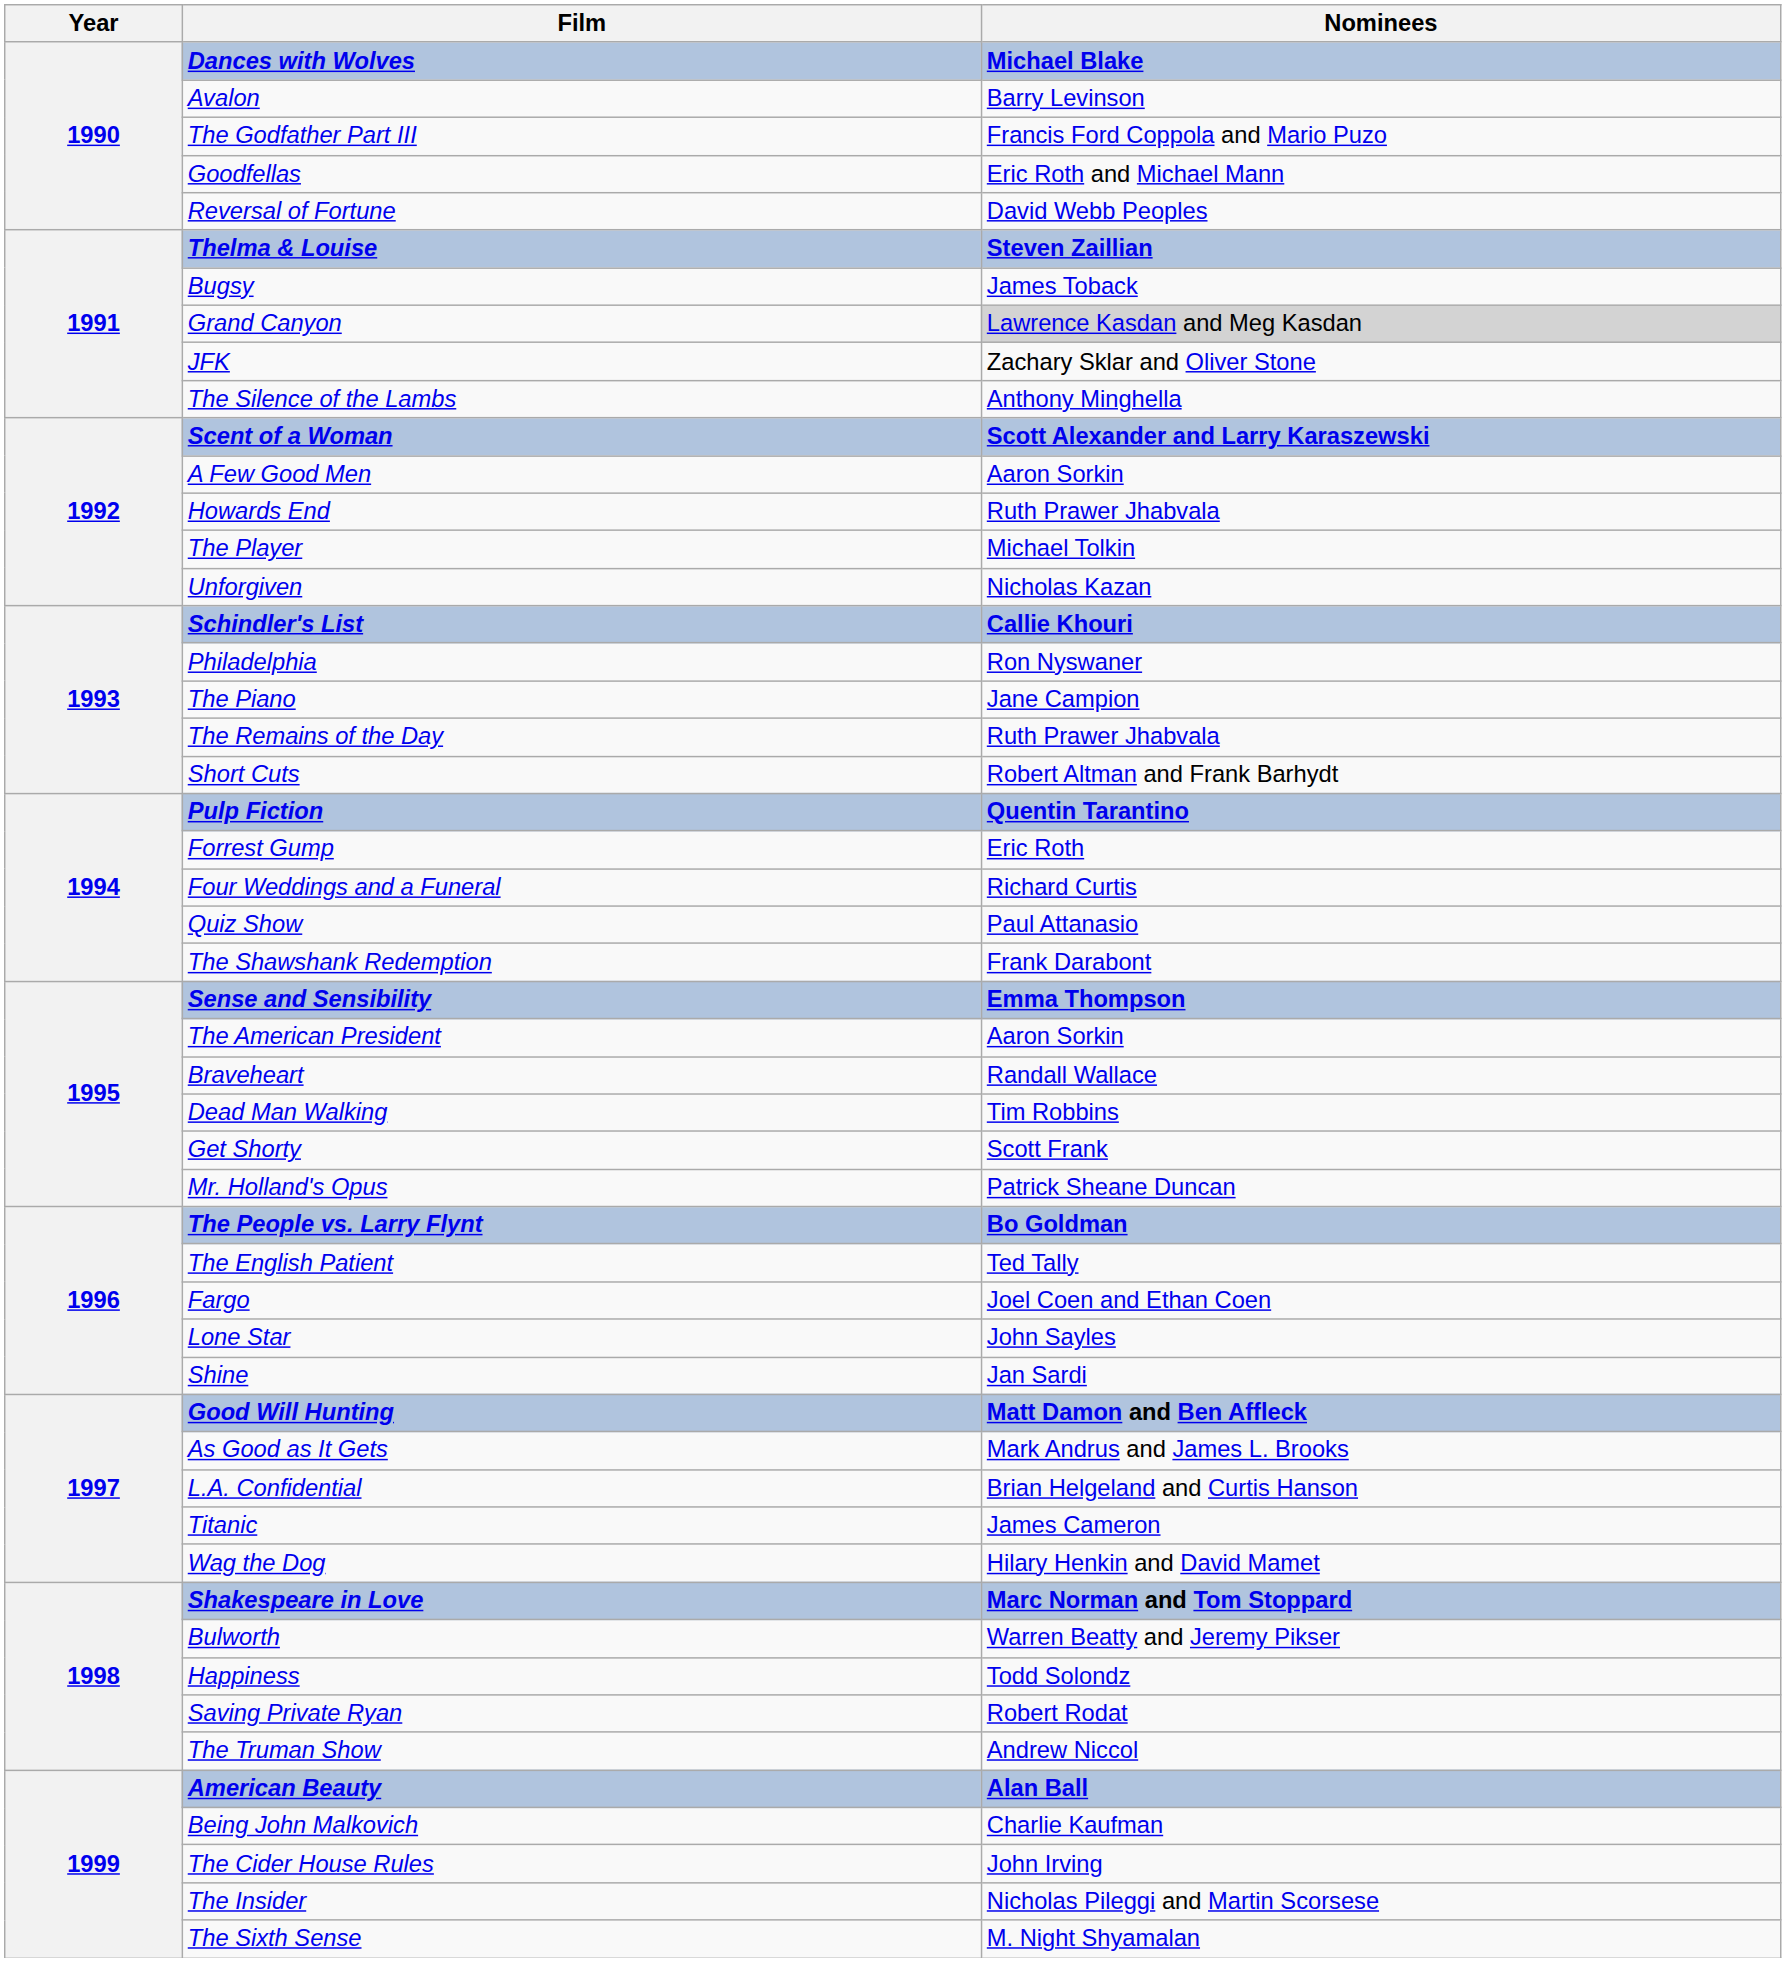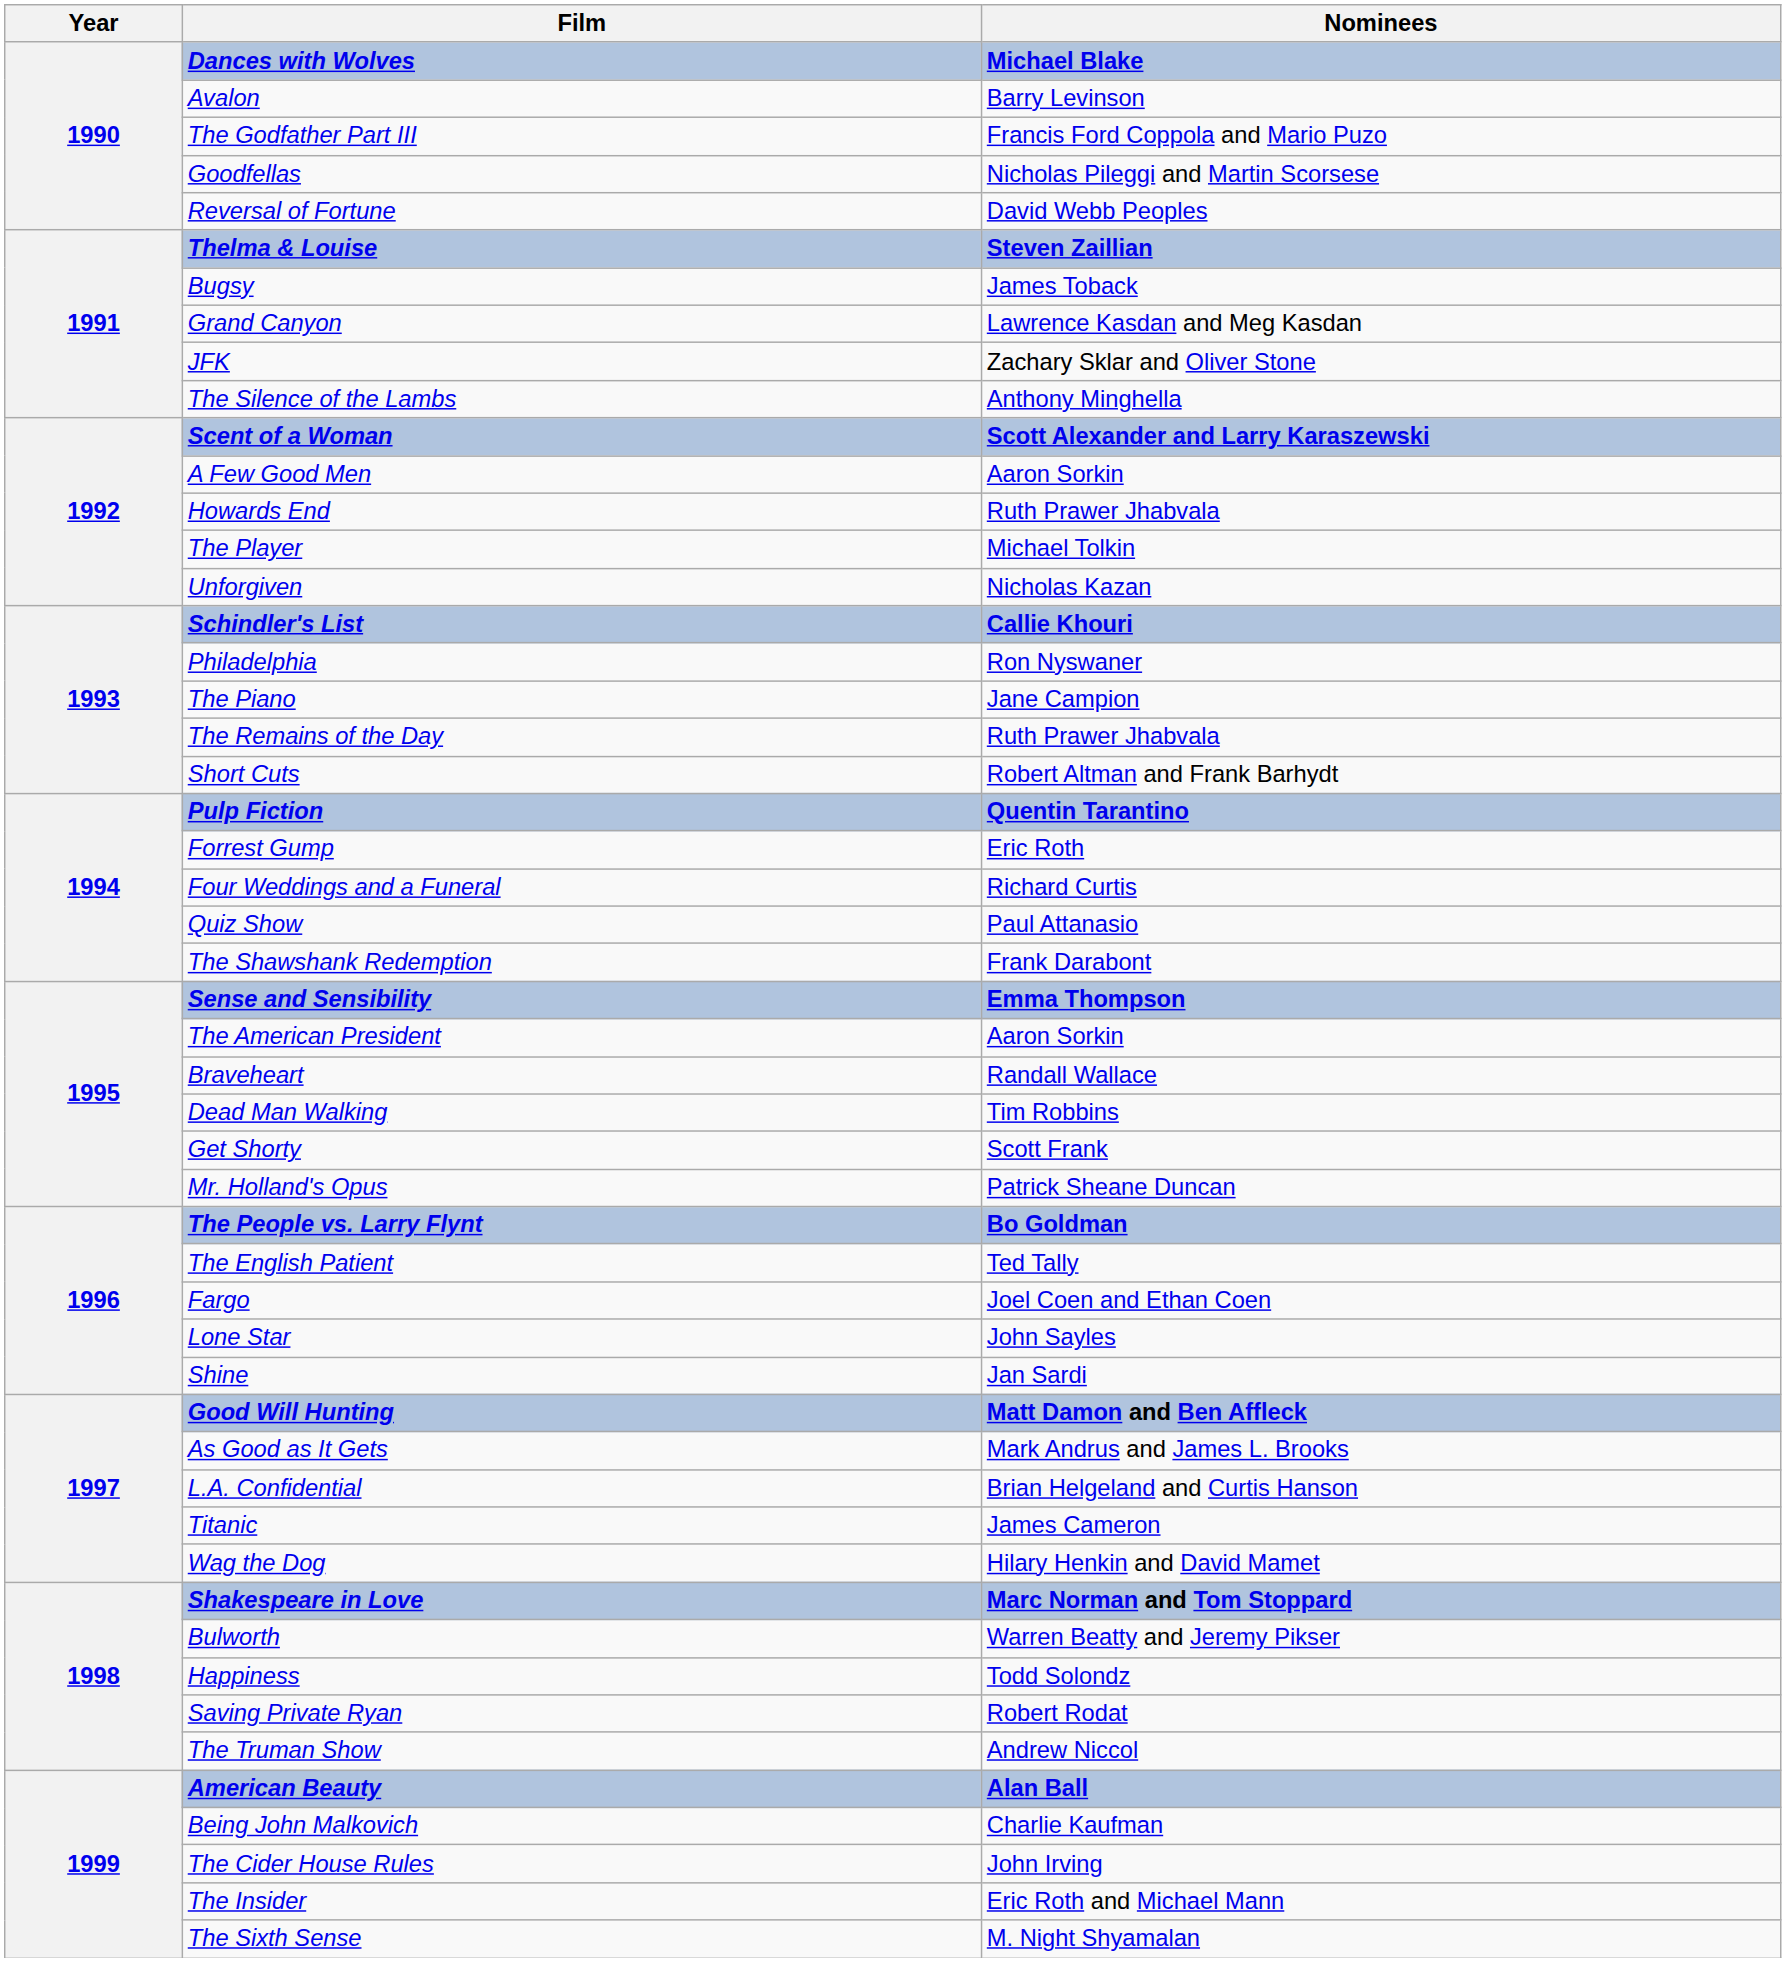(1136, 173) Eric Roth and Michael Mann -> (1183, 173) Nicholas Pileggi and Martin Scorsese
(1174, 323) lightgrey background -> (1174, 323) no background
(1183, 1901) Nicholas Pileggi and Martin Scorsese -> (1136, 1901) Eric Roth and Michael Mann
